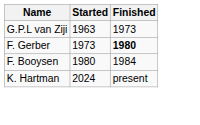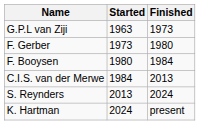(124, 45) bold -> (161, 45) normal
+ row: (56, 78)
+ row: (35, 95)
